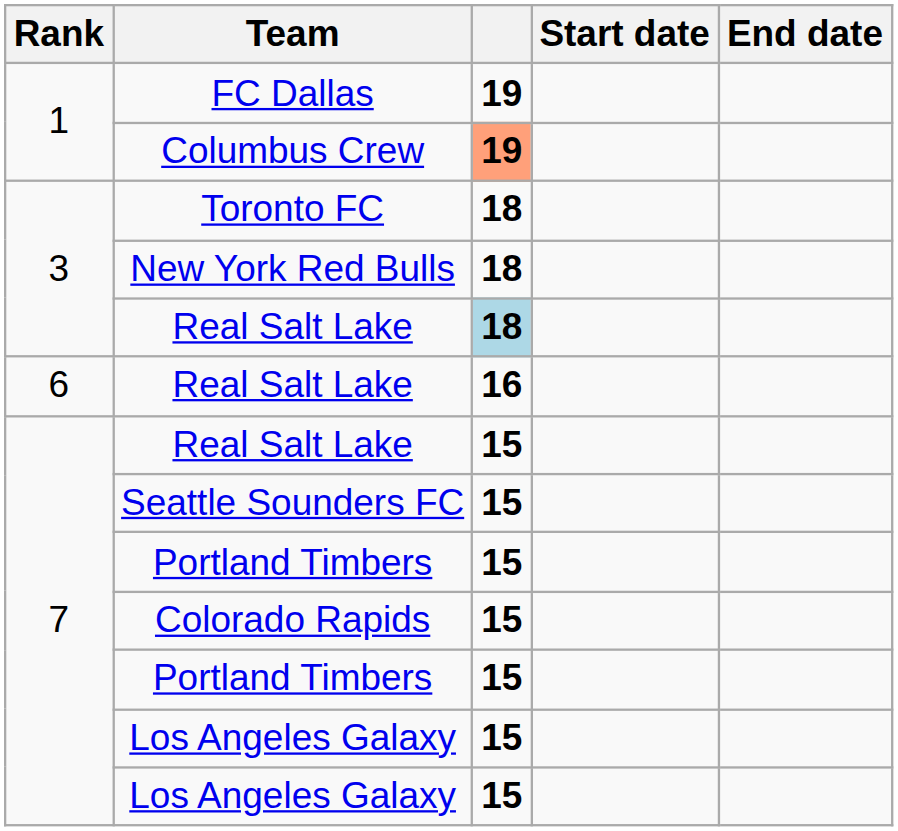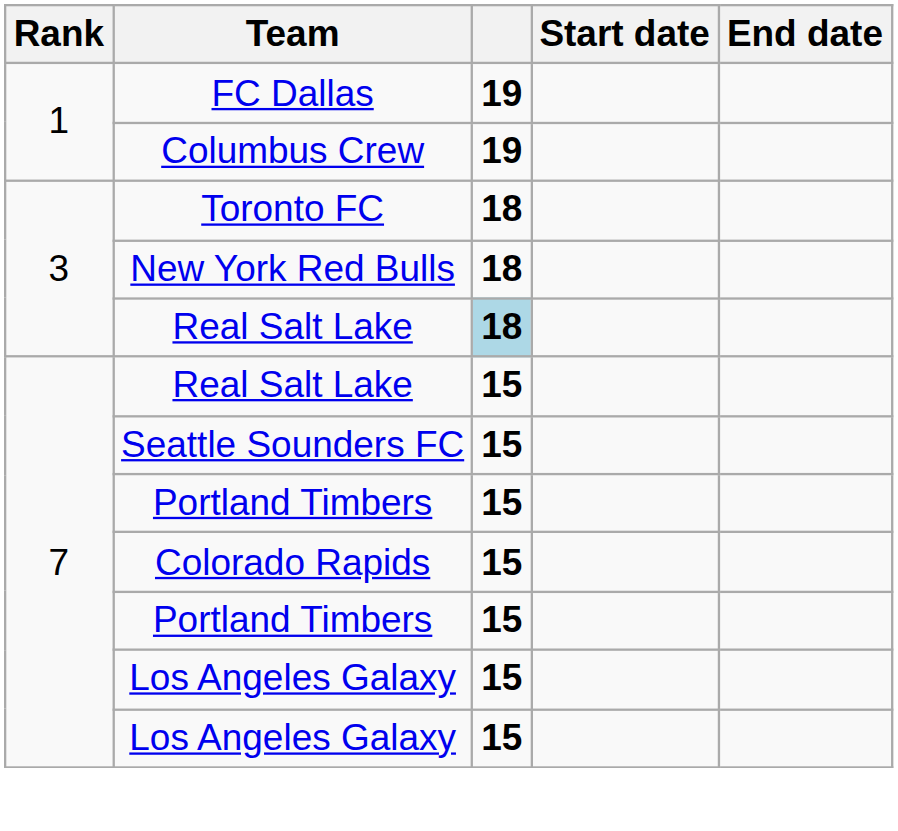(502, 151) lightsalmon background -> (502, 151) no background
- row: (59, 385)
